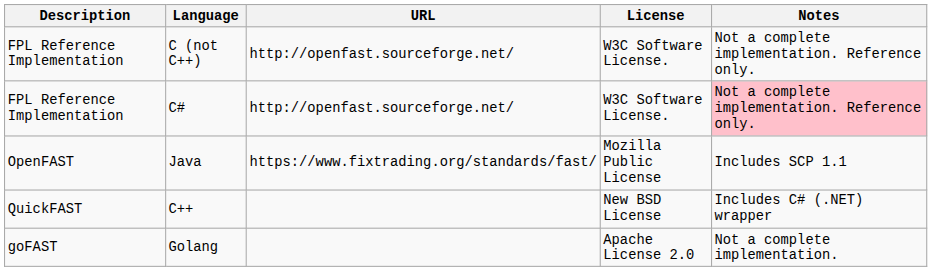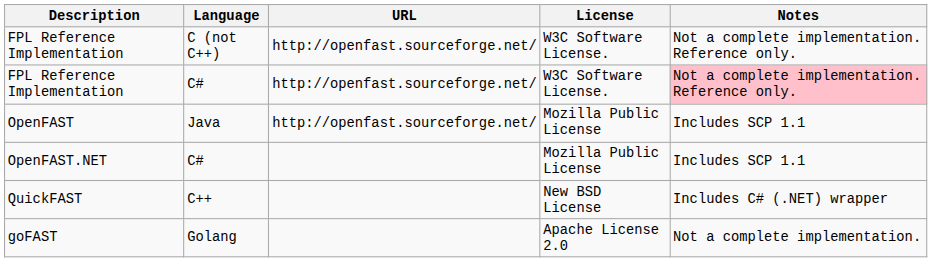(423, 163) https://www.fixtrading.org/standards/fast/ -> (404, 123) http://openfast.sourceforge.net/
+ row: (57, 161)
